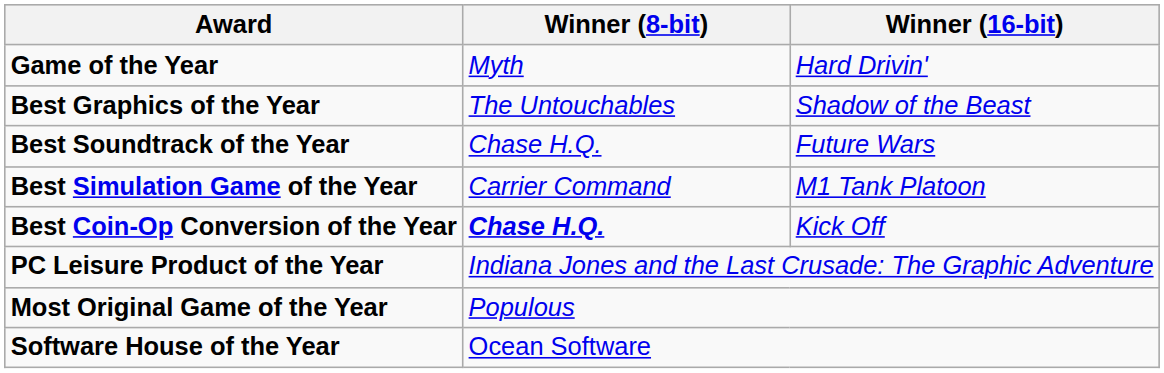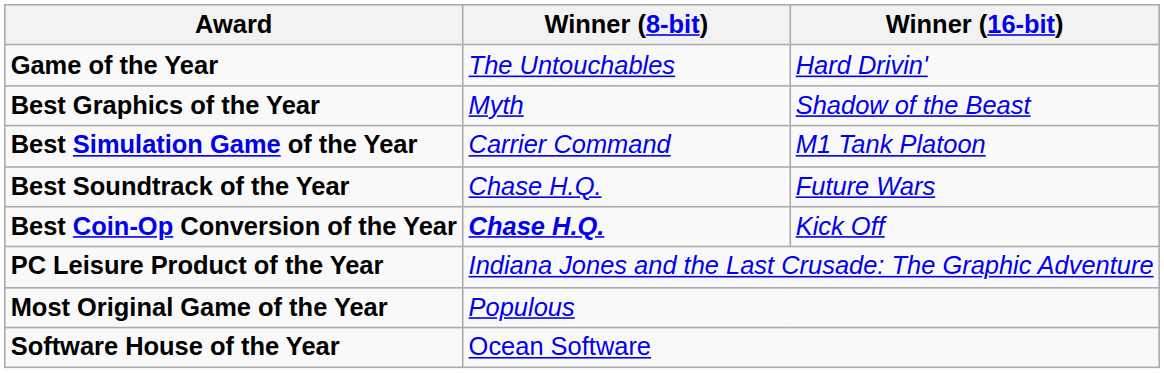(496, 65) Myth -> (572, 65) The Untouchables
(572, 105) The Untouchables -> (496, 105) Myth
rows swapped: (180, 145) <-> (214, 186)
